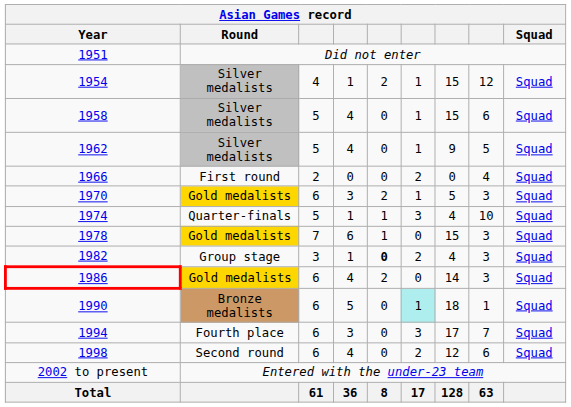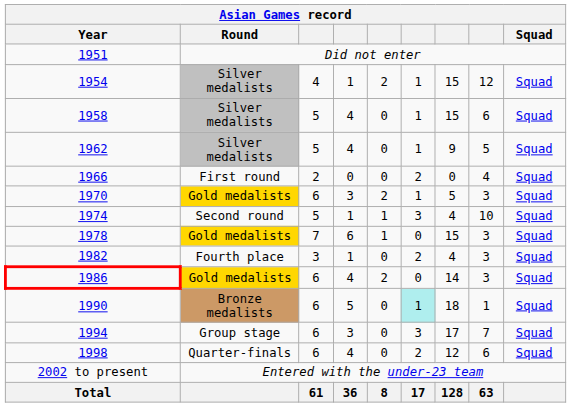(240, 216) Quarter-finals -> (240, 216) Second round
(240, 256) Group stage -> (240, 256) Fourth place
(384, 256) bold -> (384, 256) normal
(240, 333) Fourth place -> (240, 333) Group stage
(240, 352) Second round -> (240, 352) Quarter-finals
